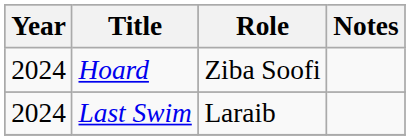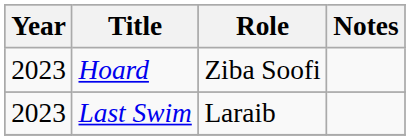(39, 69) 2024 -> (39, 69) 2023
(39, 112) 2024 -> (39, 112) 2023
